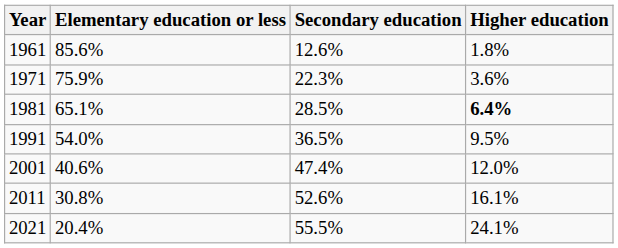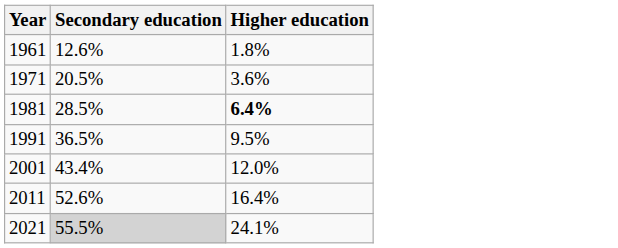- column: (170, 20)
(319, 79) 22.3% -> (79, 79) 20.5%
(319, 168) 47.4% -> (79, 168) 43.4%
(494, 198) 16.1% -> (255, 198) 16.4%
(319, 227) no background -> (79, 227) lightgrey background
